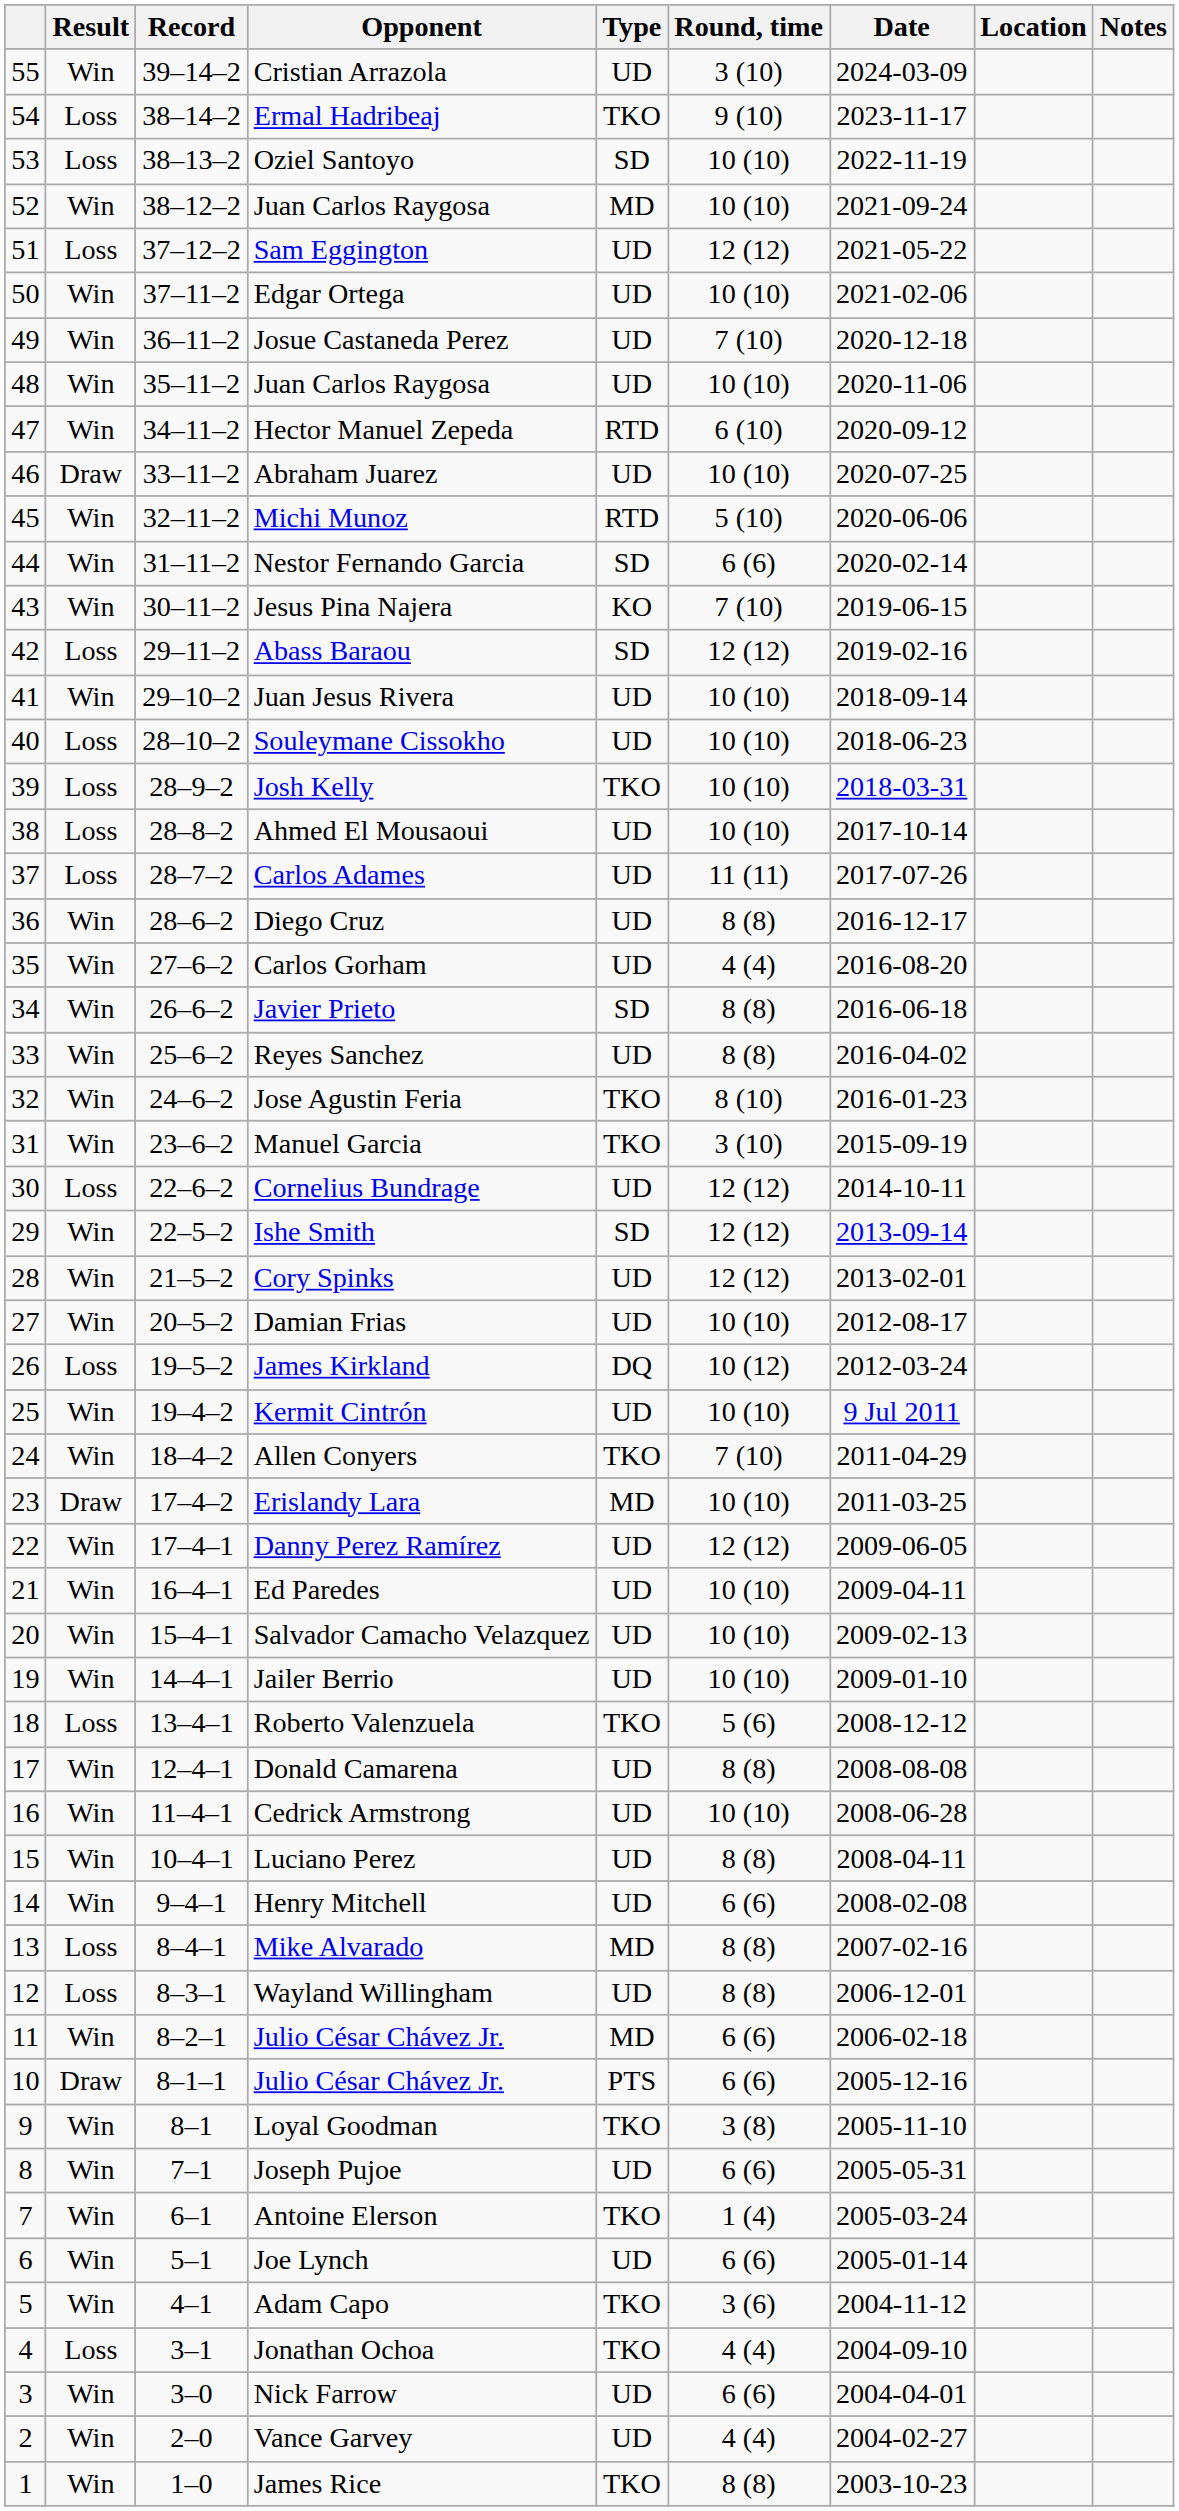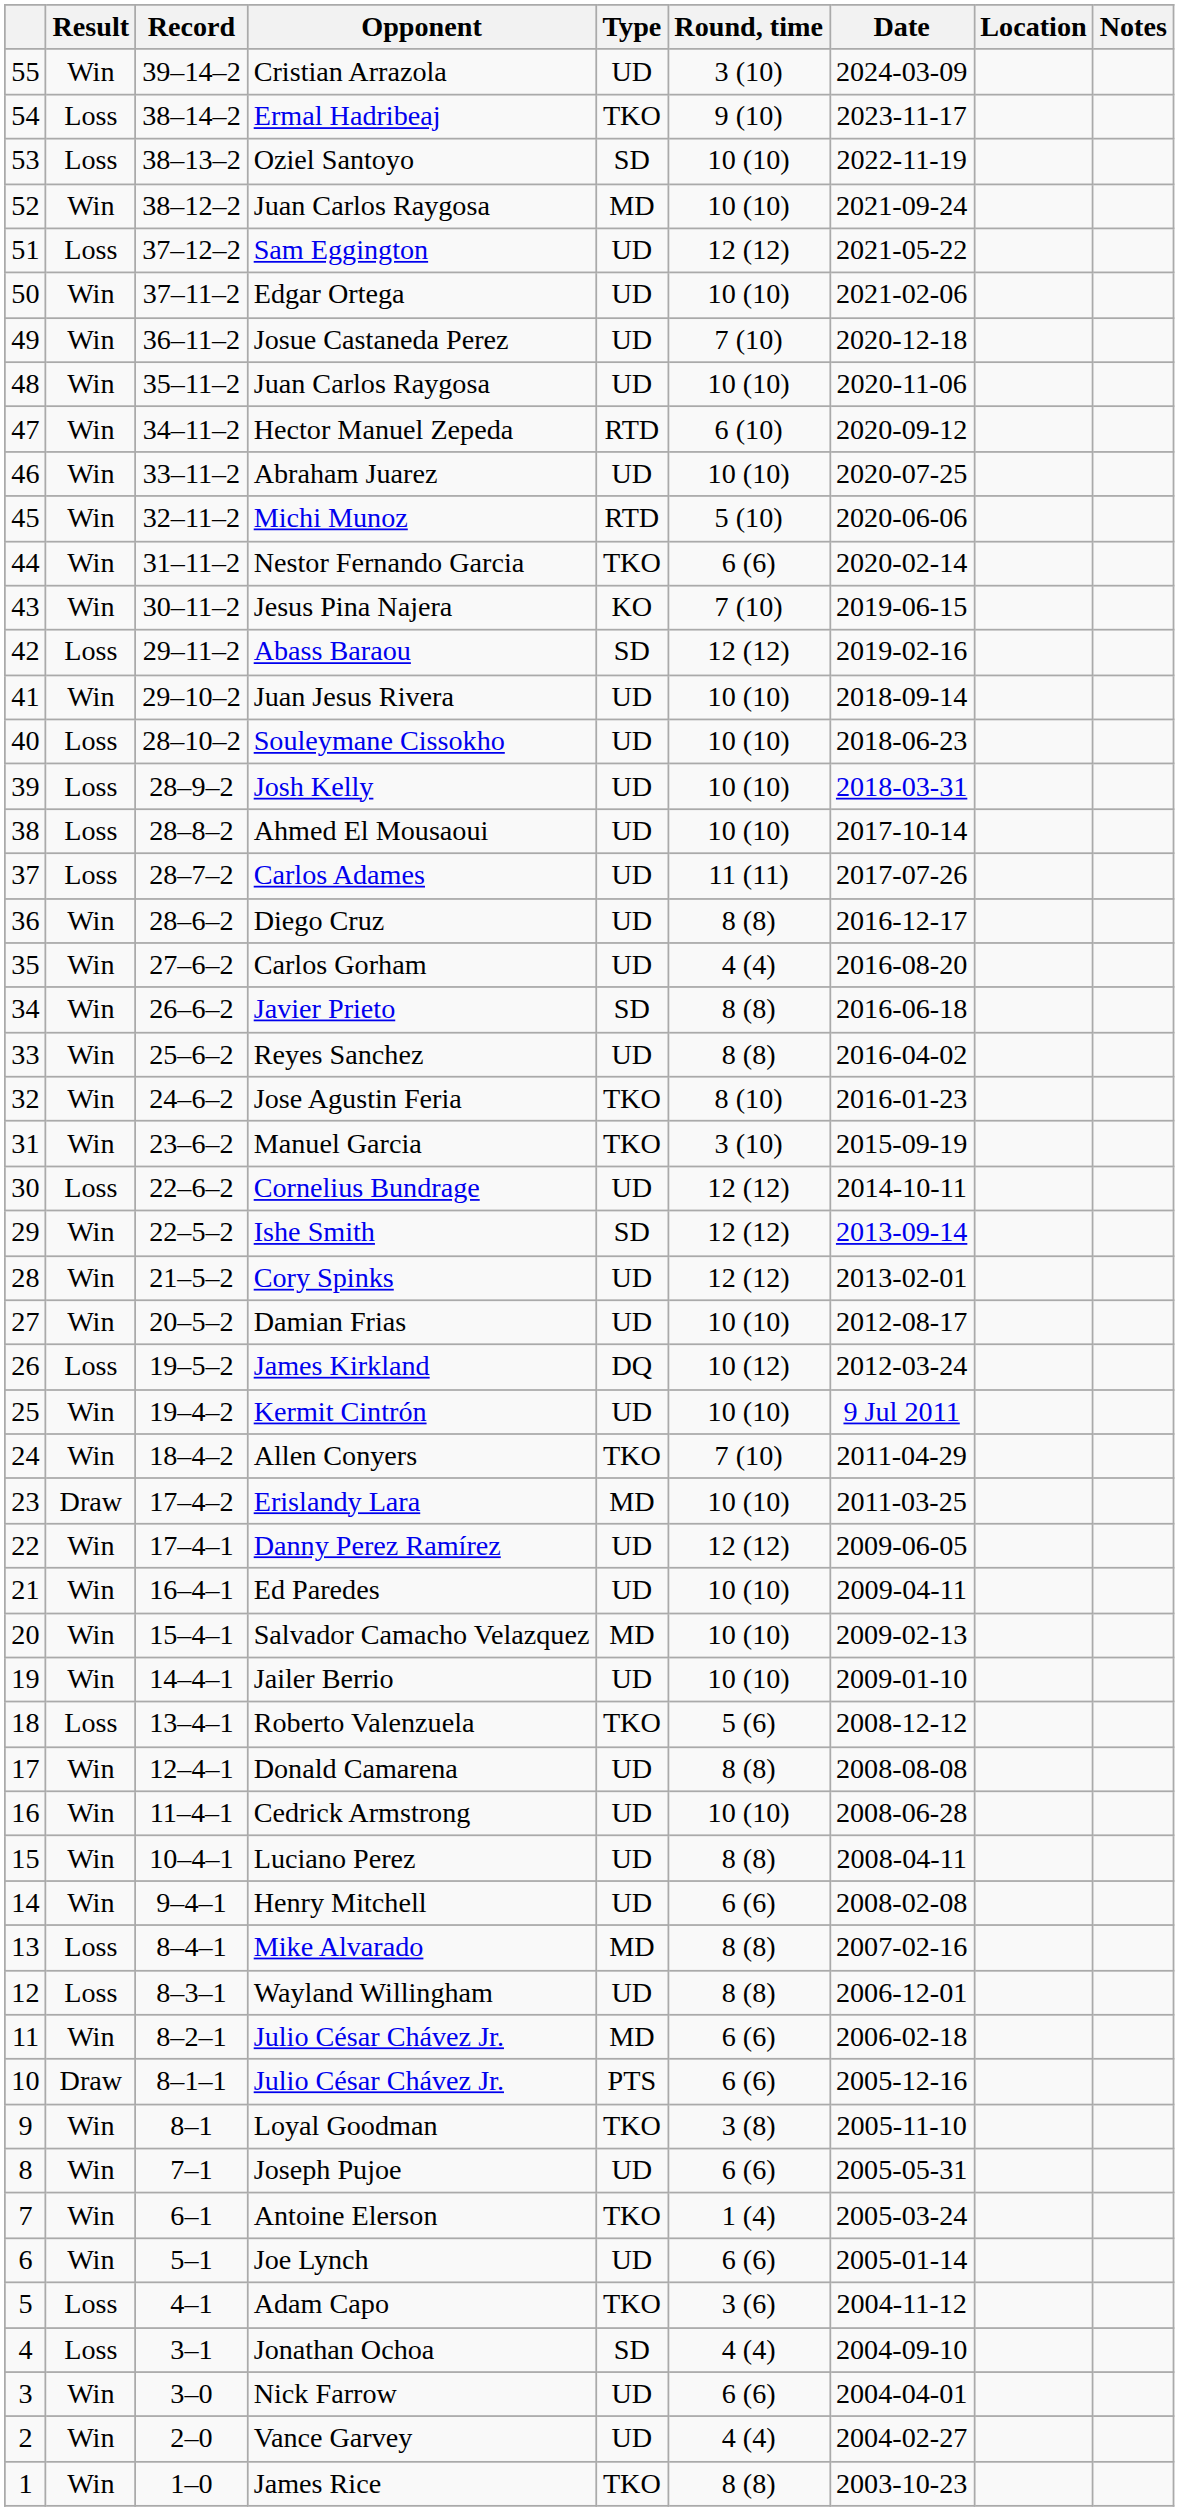(91, 473) Draw -> (91, 473) Win
(632, 562) SD -> (632, 562) TKO
(632, 786) TKO -> (632, 786) UD
(632, 1634) UD -> (632, 1634) MD
(91, 2304) Win -> (91, 2304) Loss
(632, 2349) TKO -> (632, 2349) SD
